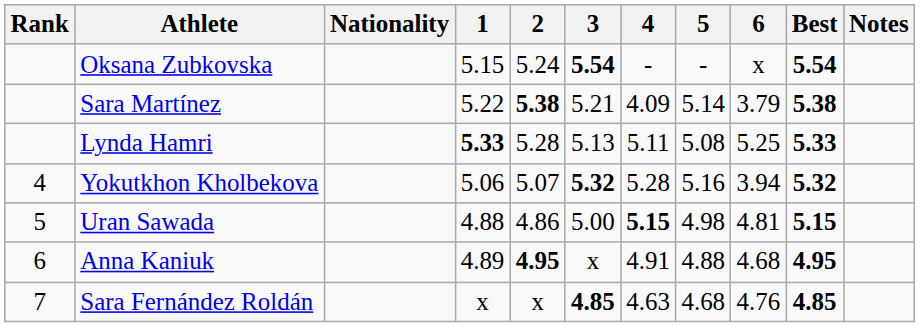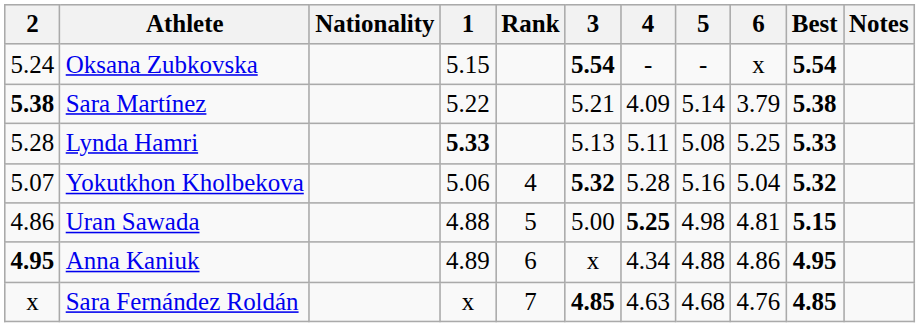columns swapped: (40, 24) <-> (538, 24)
(758, 182) 3.94 -> (758, 182) 5.04
(648, 222) 5.15 -> (648, 222) 5.25
(648, 261) 4.91 -> (648, 261) 4.34
(758, 261) 4.68 -> (758, 261) 4.86
